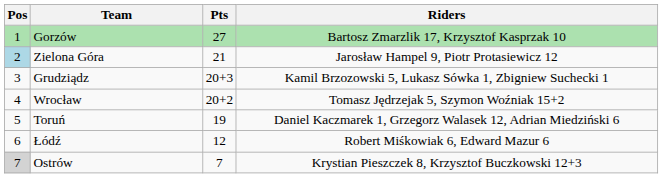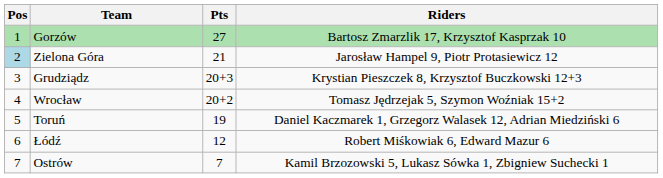(447, 78) Kamil Brzozowski 5, Lukasz Sówka 1, Zbigniew Suchecki 1 -> (447, 78) Krystian Pieszczek 8, Krzysztof Buczkowski 12+3
(17, 162) lightgrey background -> (17, 162) no background
(447, 162) Krystian Pieszczek 8, Krzysztof Buczkowski 12+3 -> (447, 162) Kamil Brzozowski 5, Lukasz Sówka 1, Zbigniew Suchecki 1
